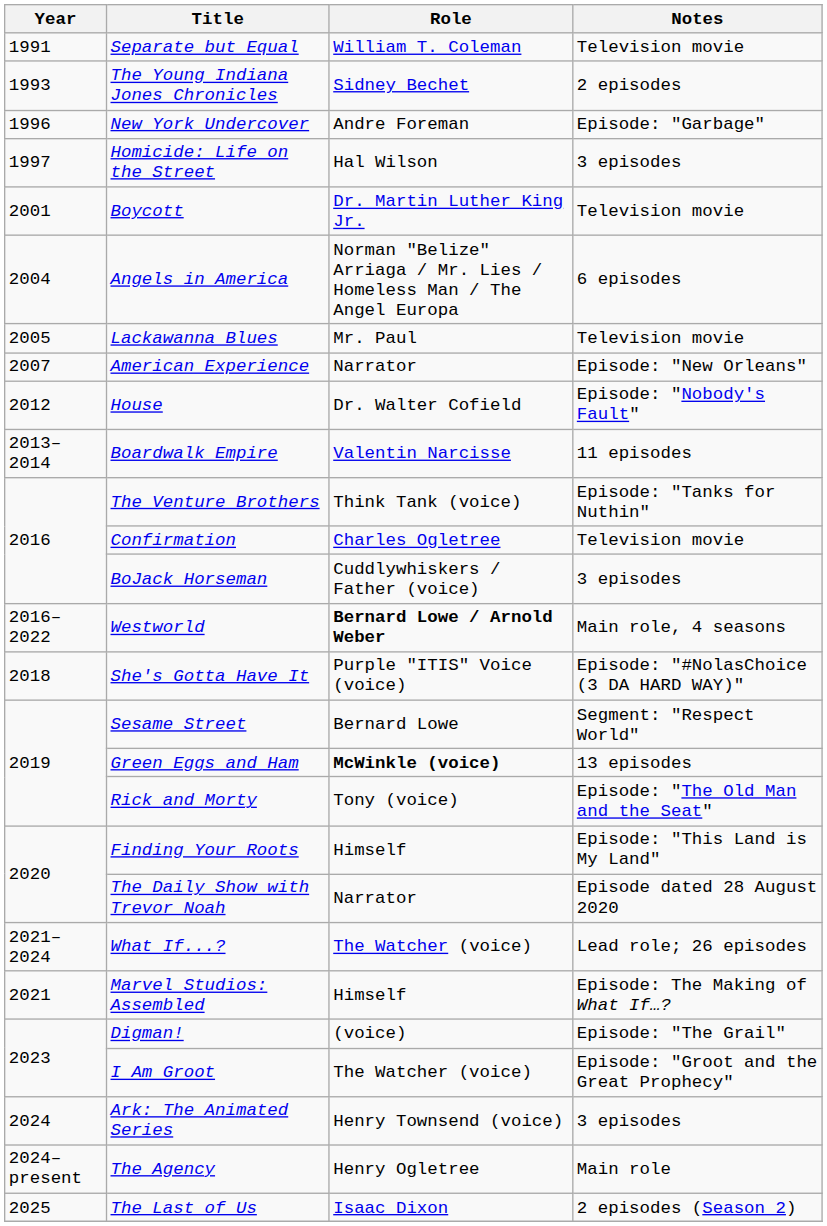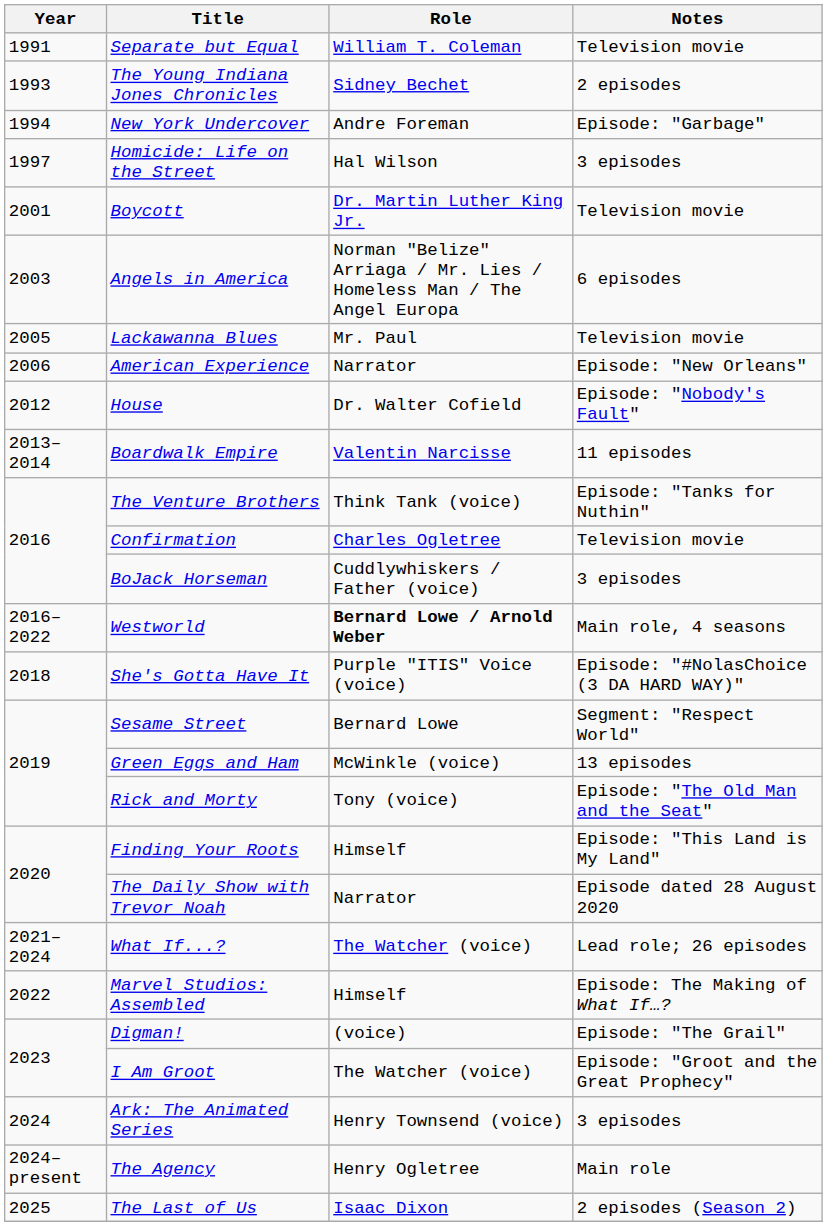(30, 124) 1996 -> (30, 124) 1994
(30, 280) 2004 -> (30, 280) 2003
(30, 367) 2007 -> (30, 367) 2006
(417, 763) bold -> (417, 763) normal
(30, 995) 2021 -> (30, 995) 2022
